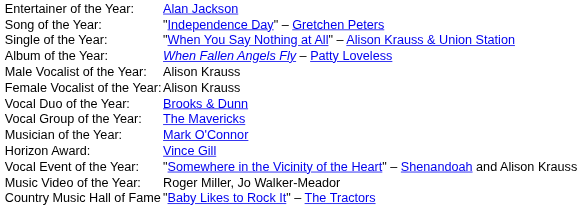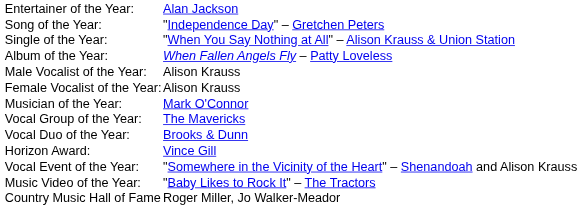rows swapped: (67, 103) <-> (63, 135)
(252, 182) Roger Miller, Jo Walker-Meador -> (269, 182) "Baby Likes to Rock It" – The Tractors
(269, 198) "Baby Likes to Rock It" – The Tractors -> (252, 198) Roger Miller, Jo Walker-Meador
